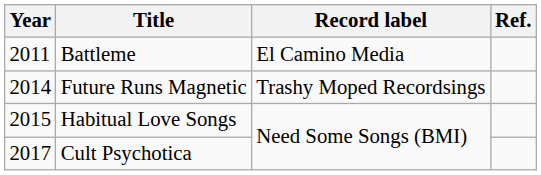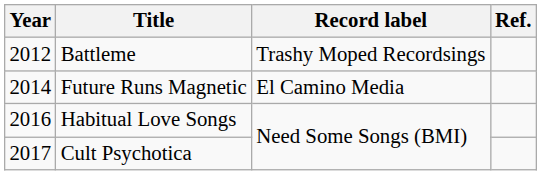(30, 53) 2011 -> (30, 53) 2012
(330, 53) El Camino Media -> (371, 53) Trashy Moped Recordsings
(371, 86) Trashy Moped Recordsings -> (330, 86) El Camino Media
(30, 119) 2015 -> (30, 119) 2016
